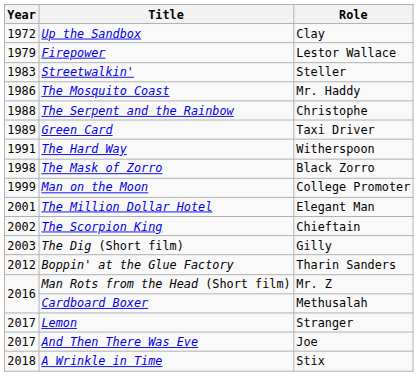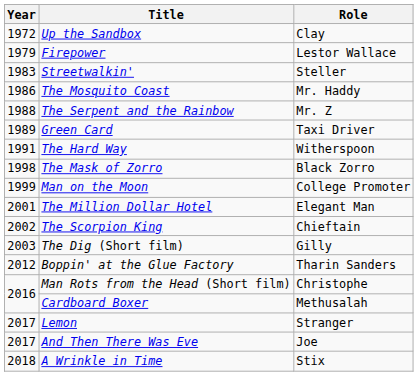(332, 110) Christophe -> (314, 110) Mr. Z
(314, 284) Mr. Z -> (332, 284) Christophe
